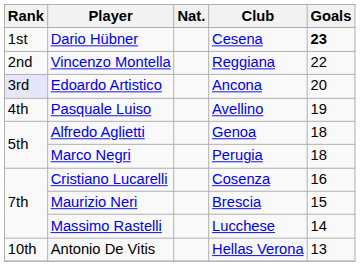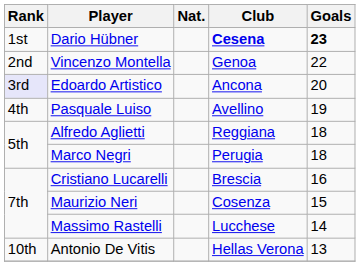(237, 39) normal -> (238, 39) bold
(244, 62) Reggiana -> (234, 62) Genoa
(234, 132) Genoa -> (244, 132) Reggiana
(241, 179) Cosenza -> (237, 179) Brescia
(237, 202) Brescia -> (241, 202) Cosenza
